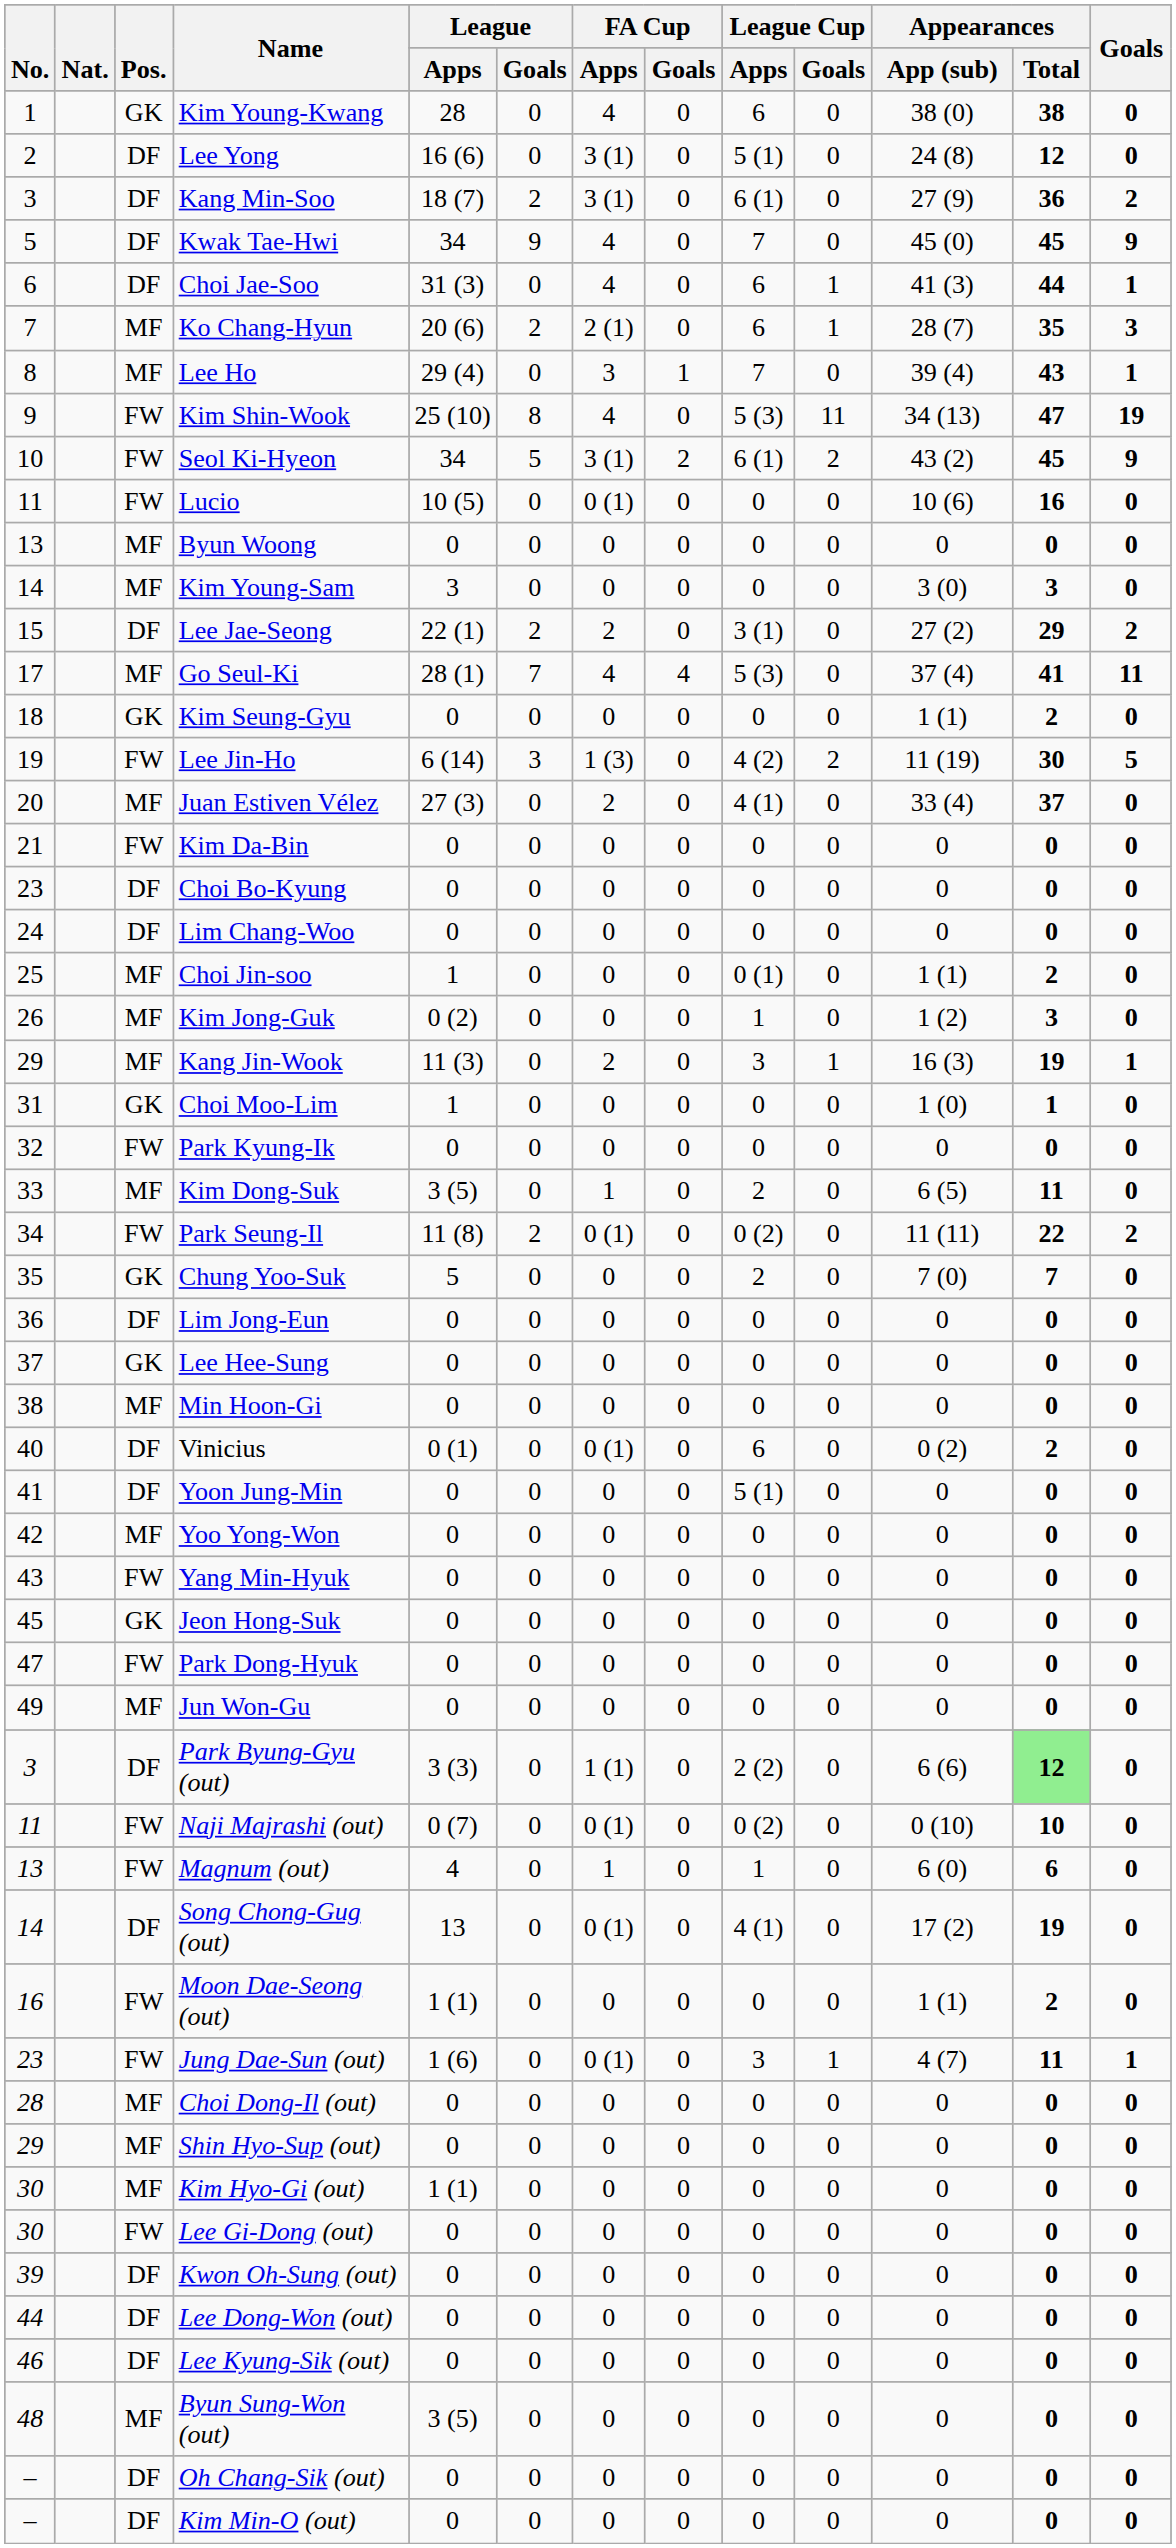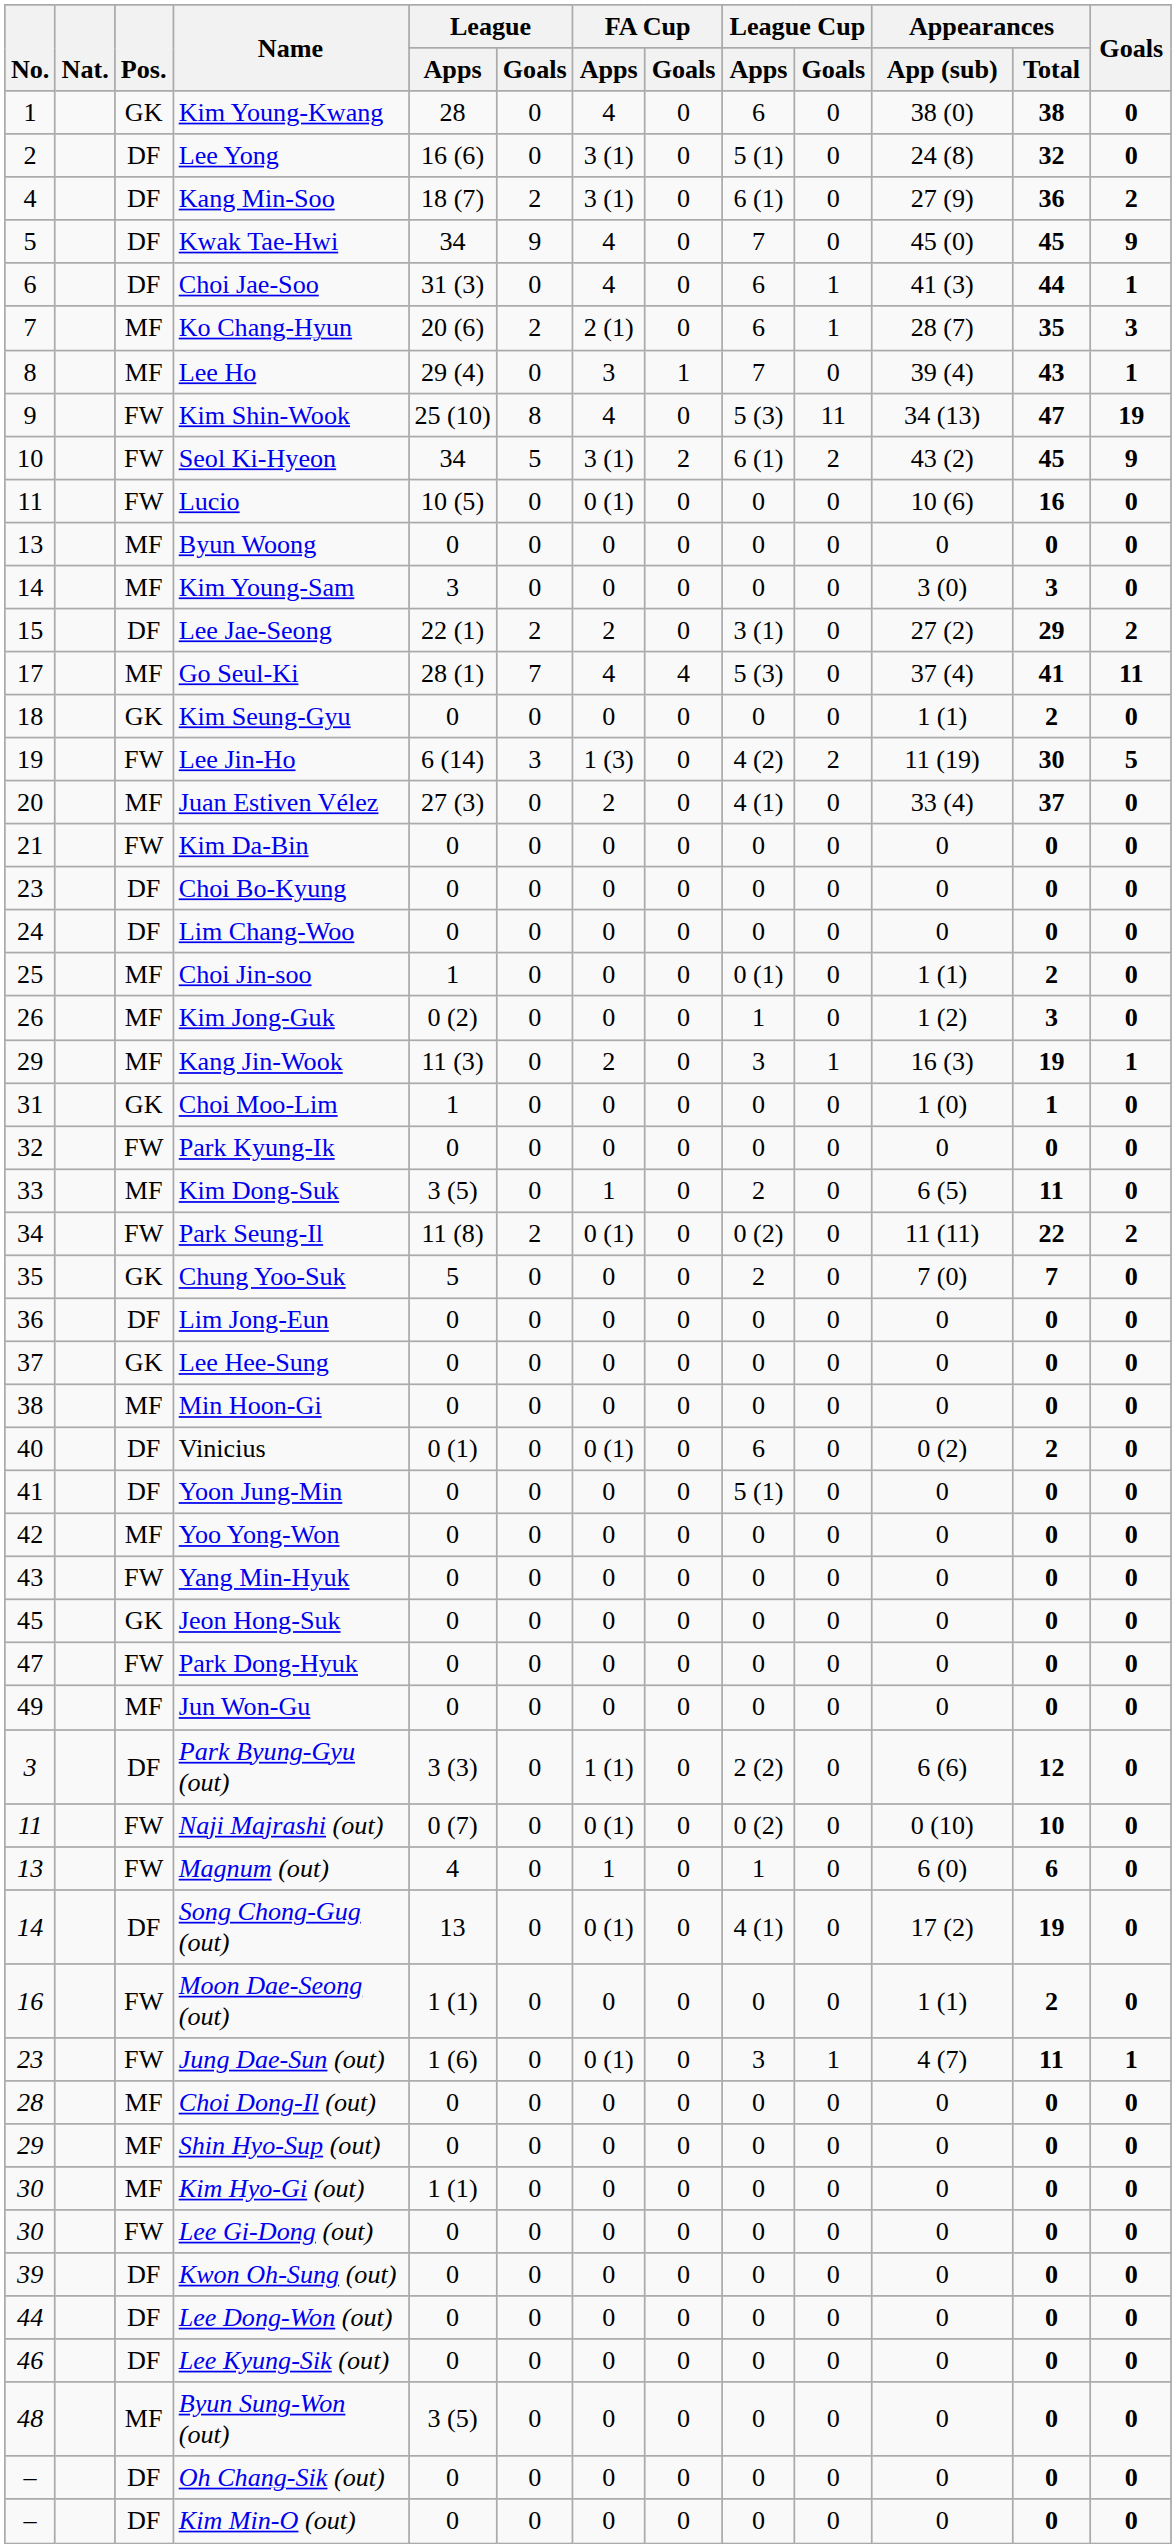(1051, 155) 12 -> (1051, 155) 32
(30, 198) 3 -> (30, 198) 4
(1051, 1766) lightgreen background -> (1051, 1766) no background
